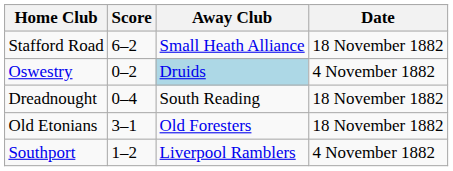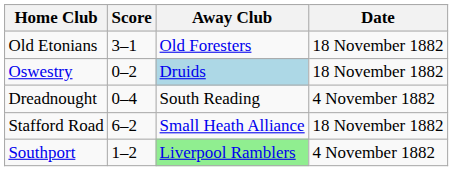rows swapped: (53, 125) <-> (56, 44)
(374, 71) 4 November 1882 -> (378, 71) 18 November 1882
(378, 98) 18 November 1882 -> (374, 98) 4 November 1882
(228, 152) no background -> (228, 152) lightgreen background
